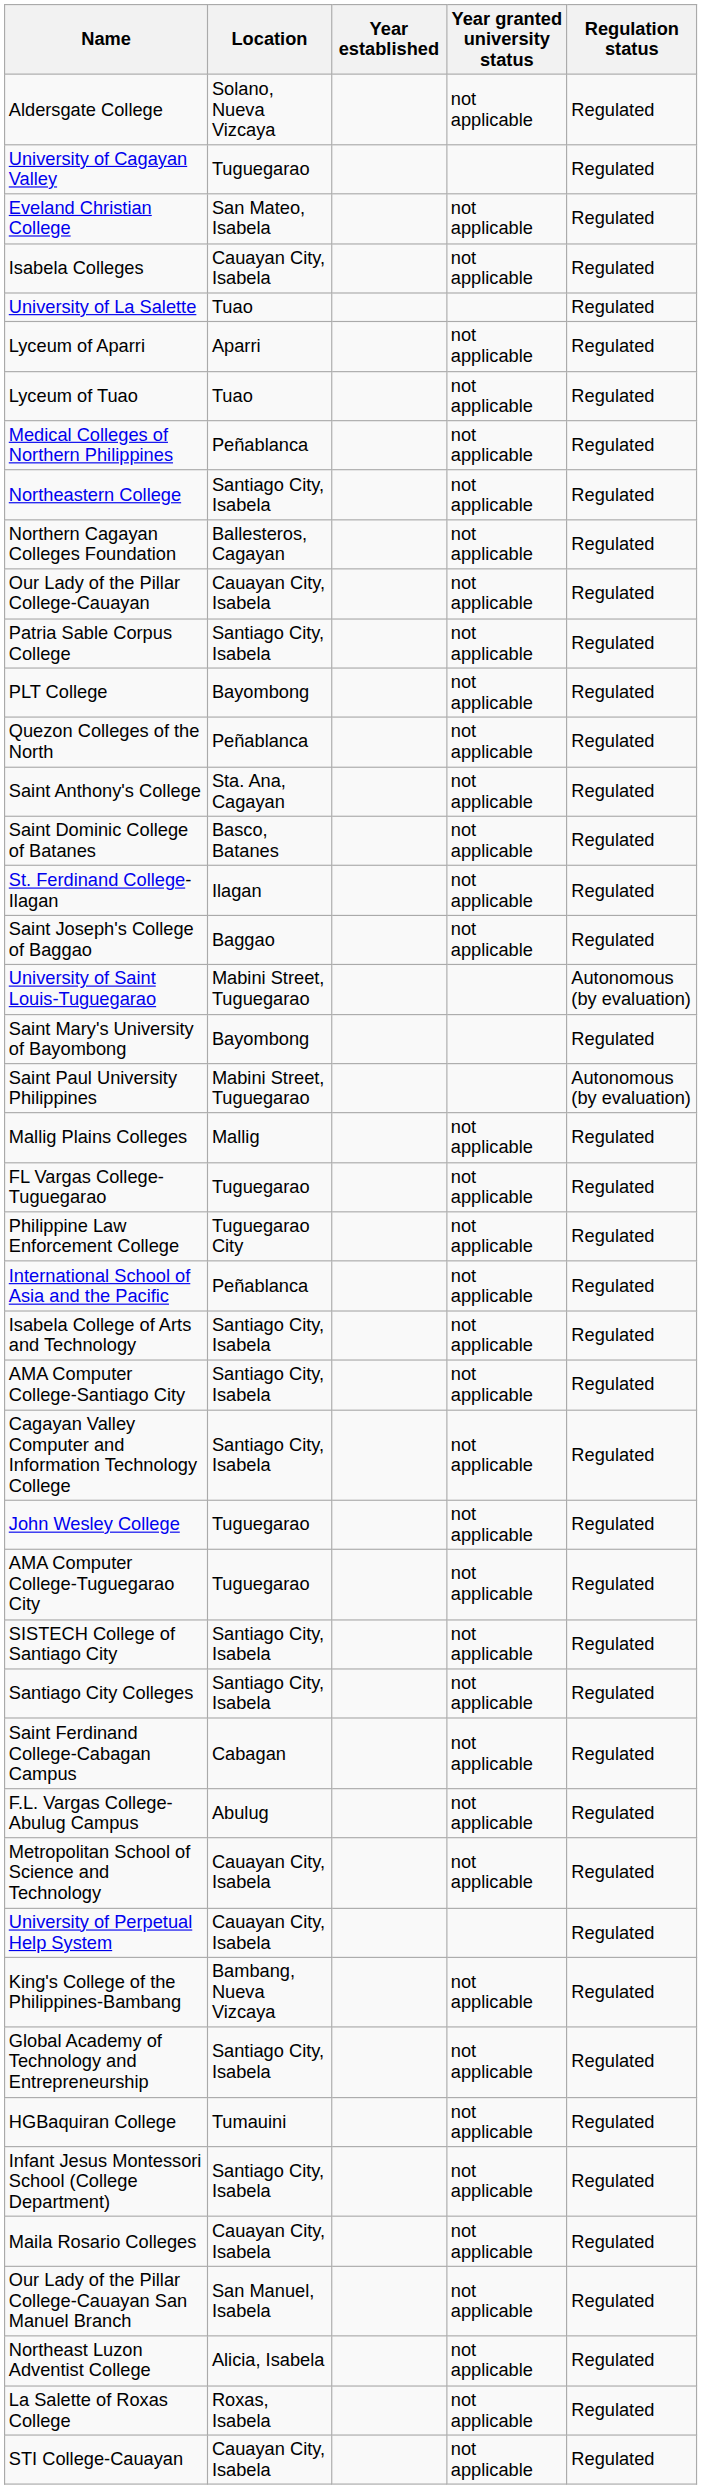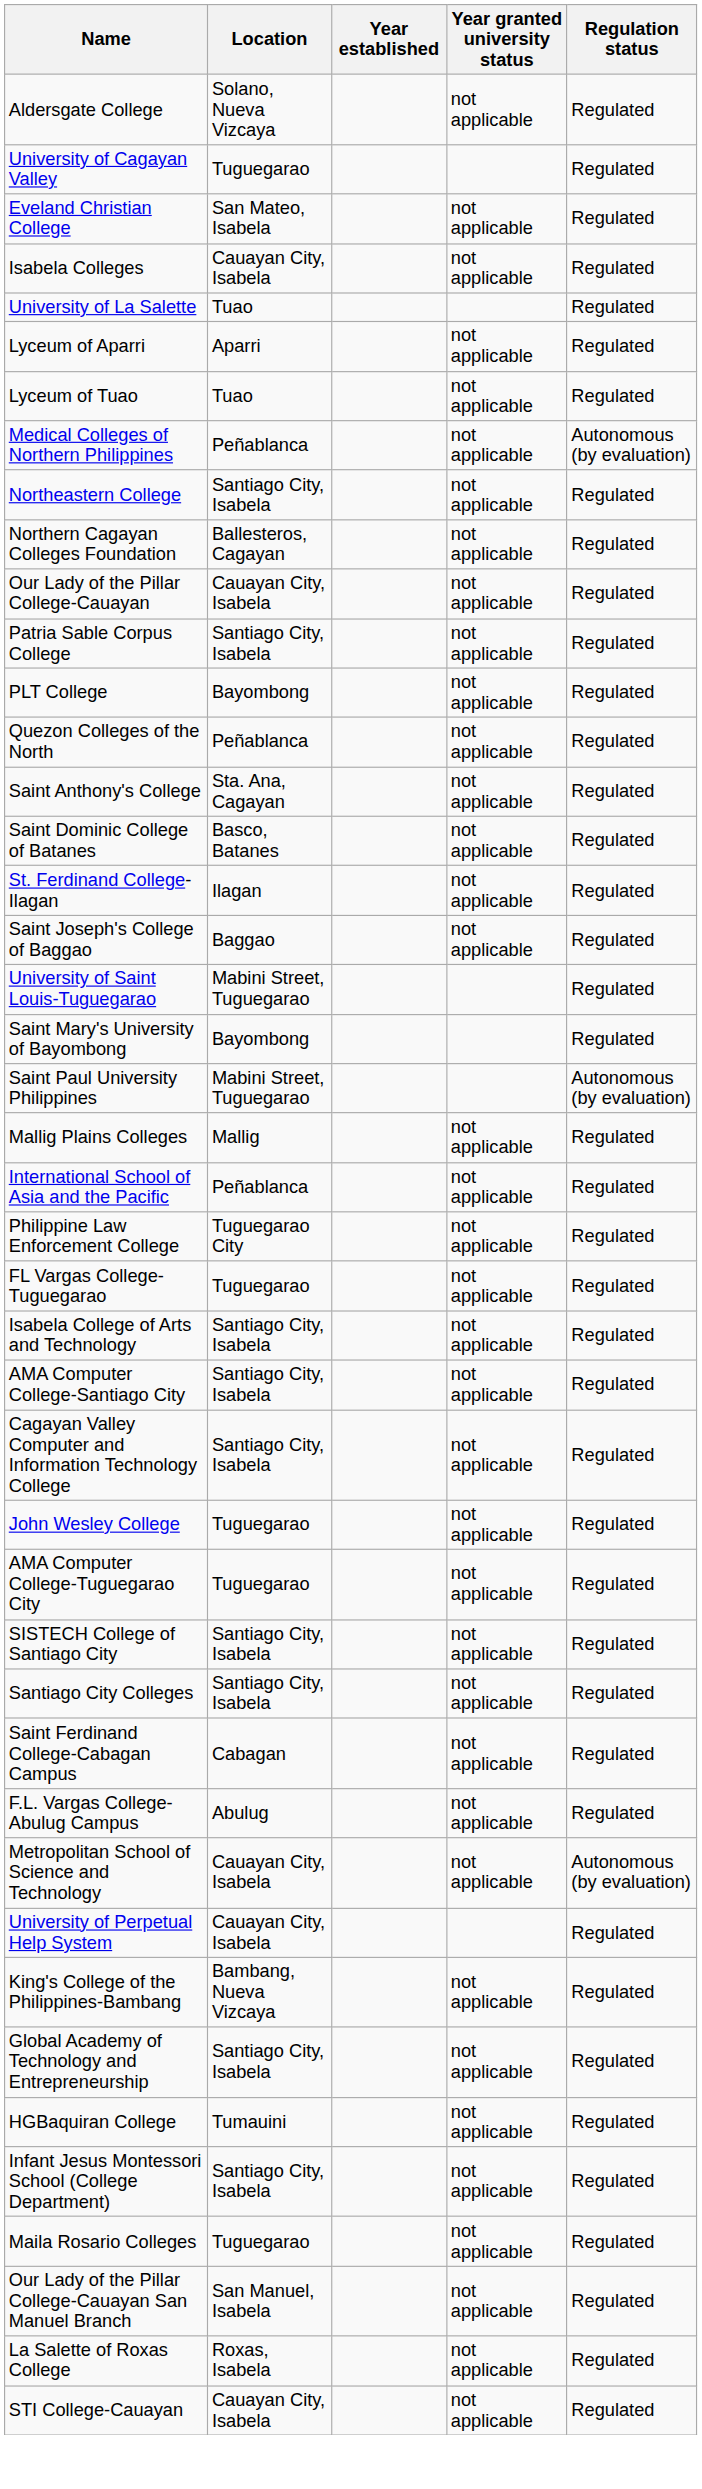(613, 445) Regulated -> (631, 445) Autonomous (by evaluation)
(631, 989) Autonomous (by evaluation) -> (613, 989) Regulated
rows swapped: (86, 1187) <-> (100, 1285)
(613, 1872) Regulated -> (631, 1872) Autonomous (by evaluation)
(268, 2241) Cauayan City, Isabela -> (261, 2241) Tuguegarao
- row: (80, 2360)
